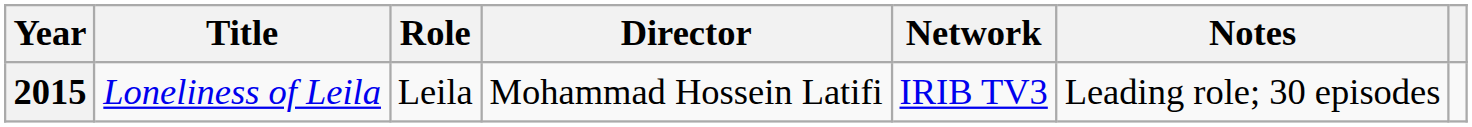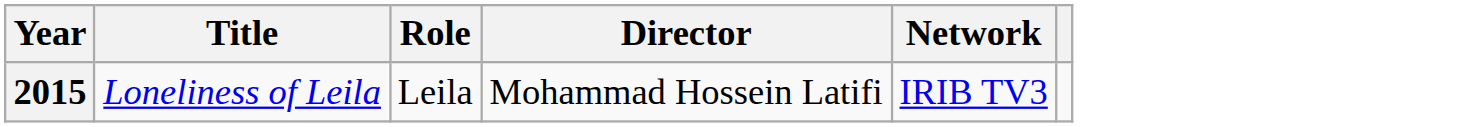- column: (1253, 33)
